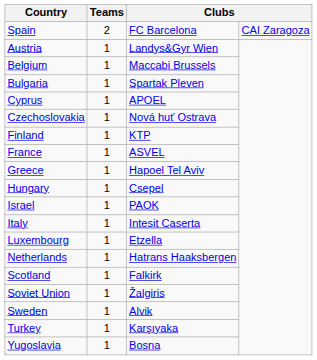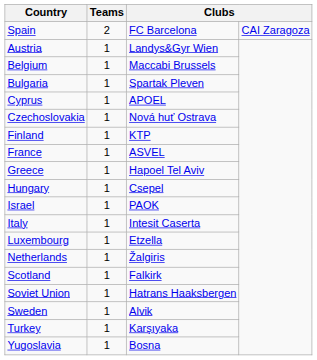(183, 258) Hatrans Haaksbergen -> (147, 258) Žalgiris
(147, 293) Žalgiris -> (183, 293) Hatrans Haaksbergen
